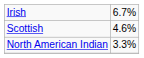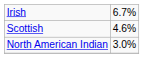(124, 45) 3.3% -> (124, 45) 3.0%
